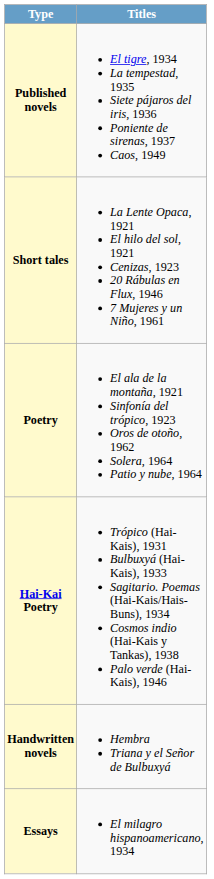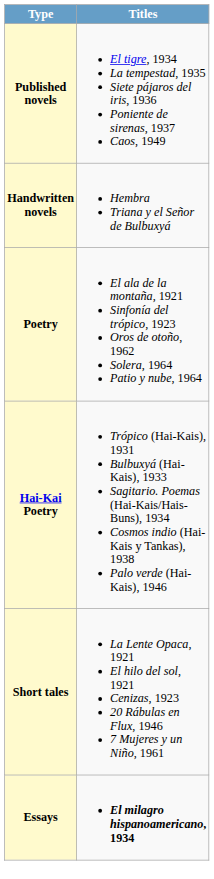rows swapped: (41, 746) <-> (41, 260)
(142, 838) normal -> (143, 824) bold
